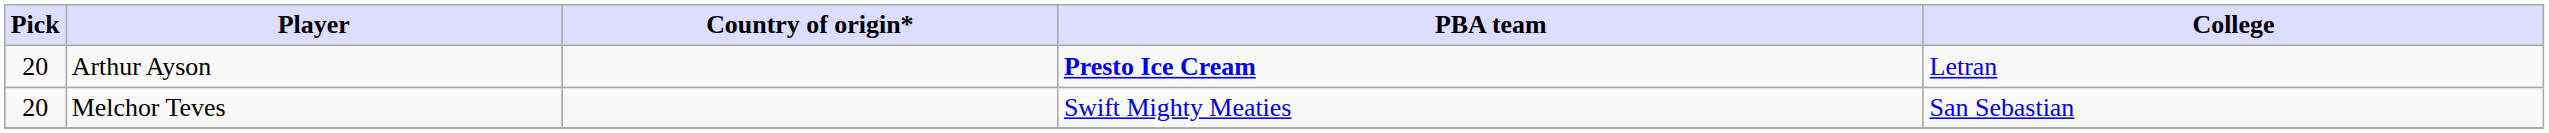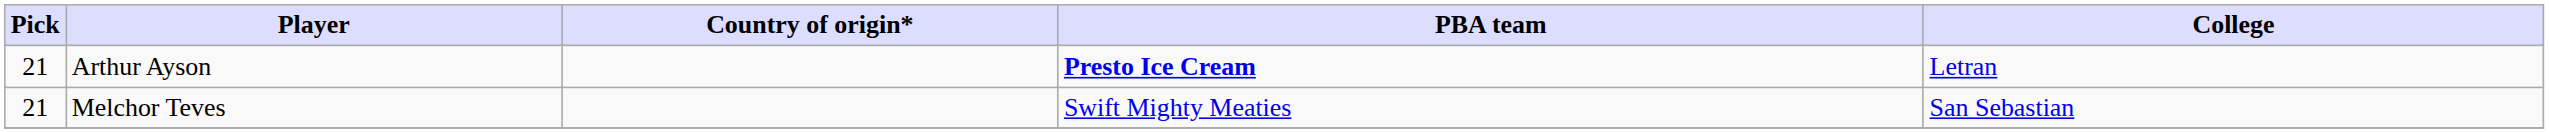(35, 66) 20 -> (35, 66) 21
(35, 107) 20 -> (35, 107) 21
